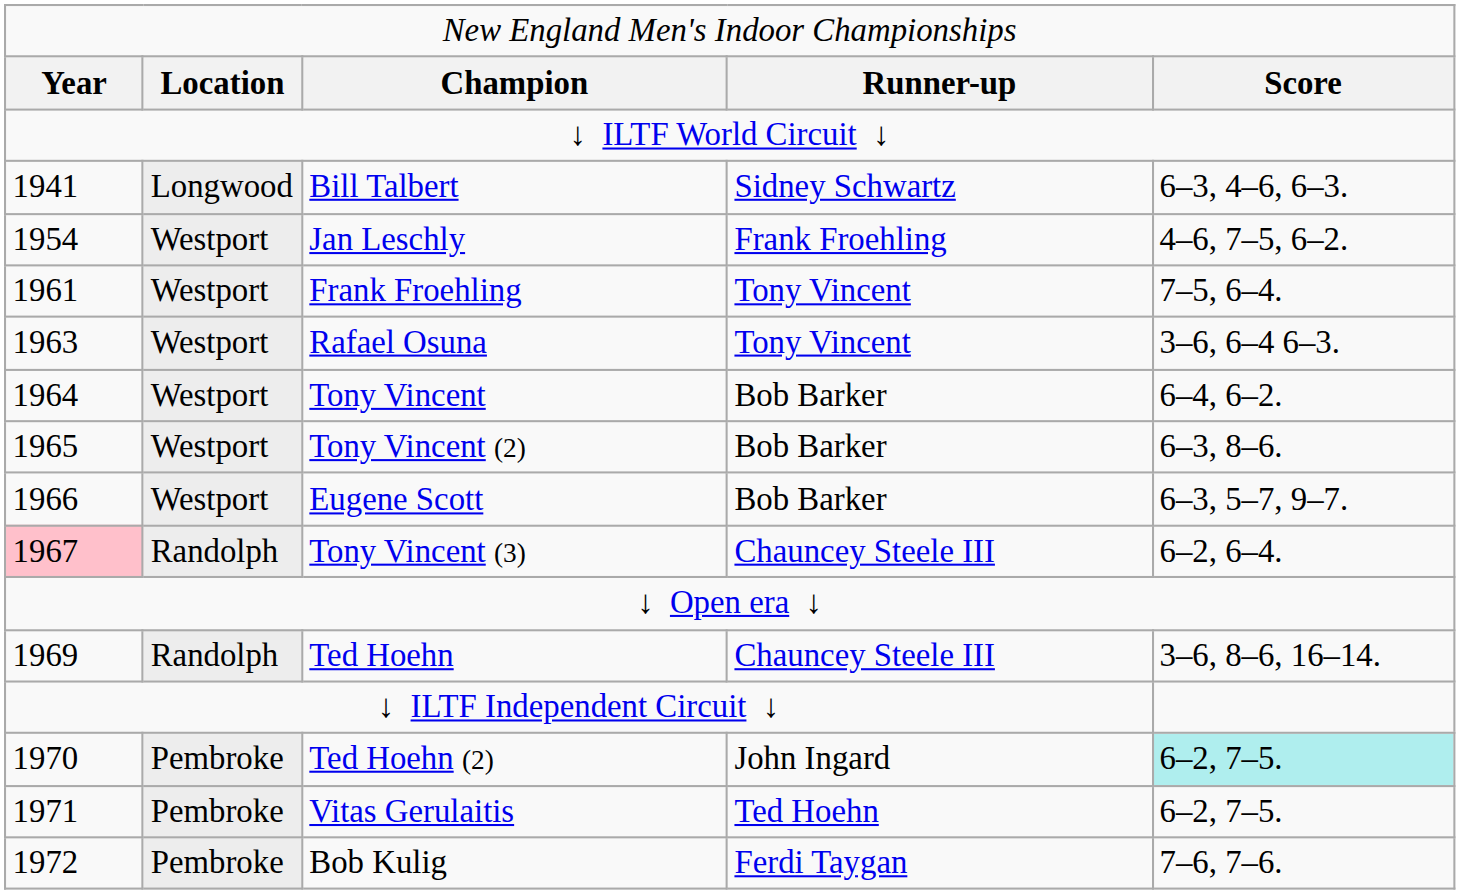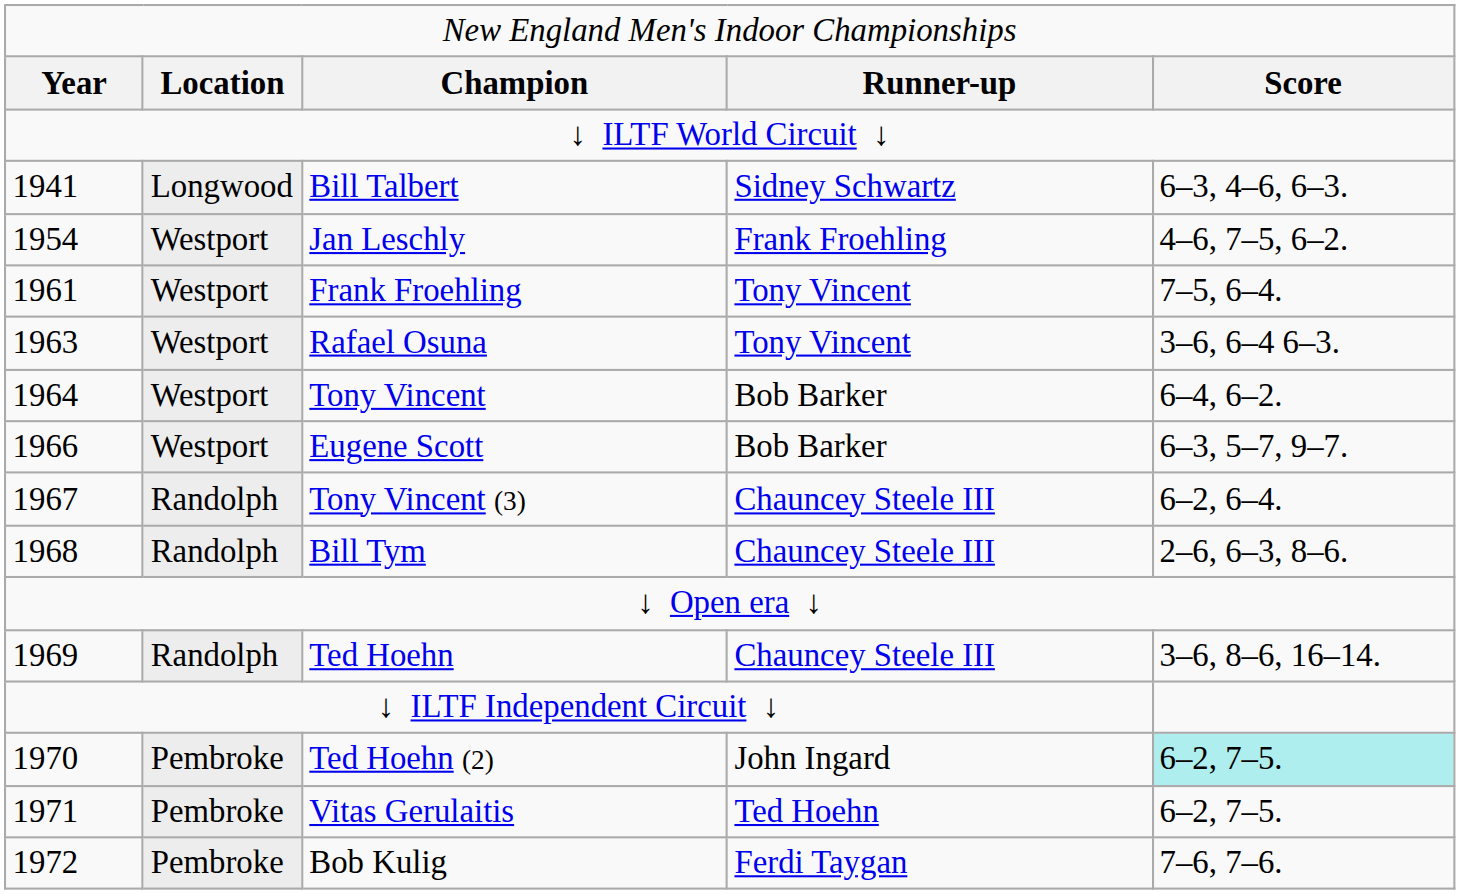- row: (418, 446)
(45, 550) pink background -> (45, 498) no background
+ row: (368, 550)
